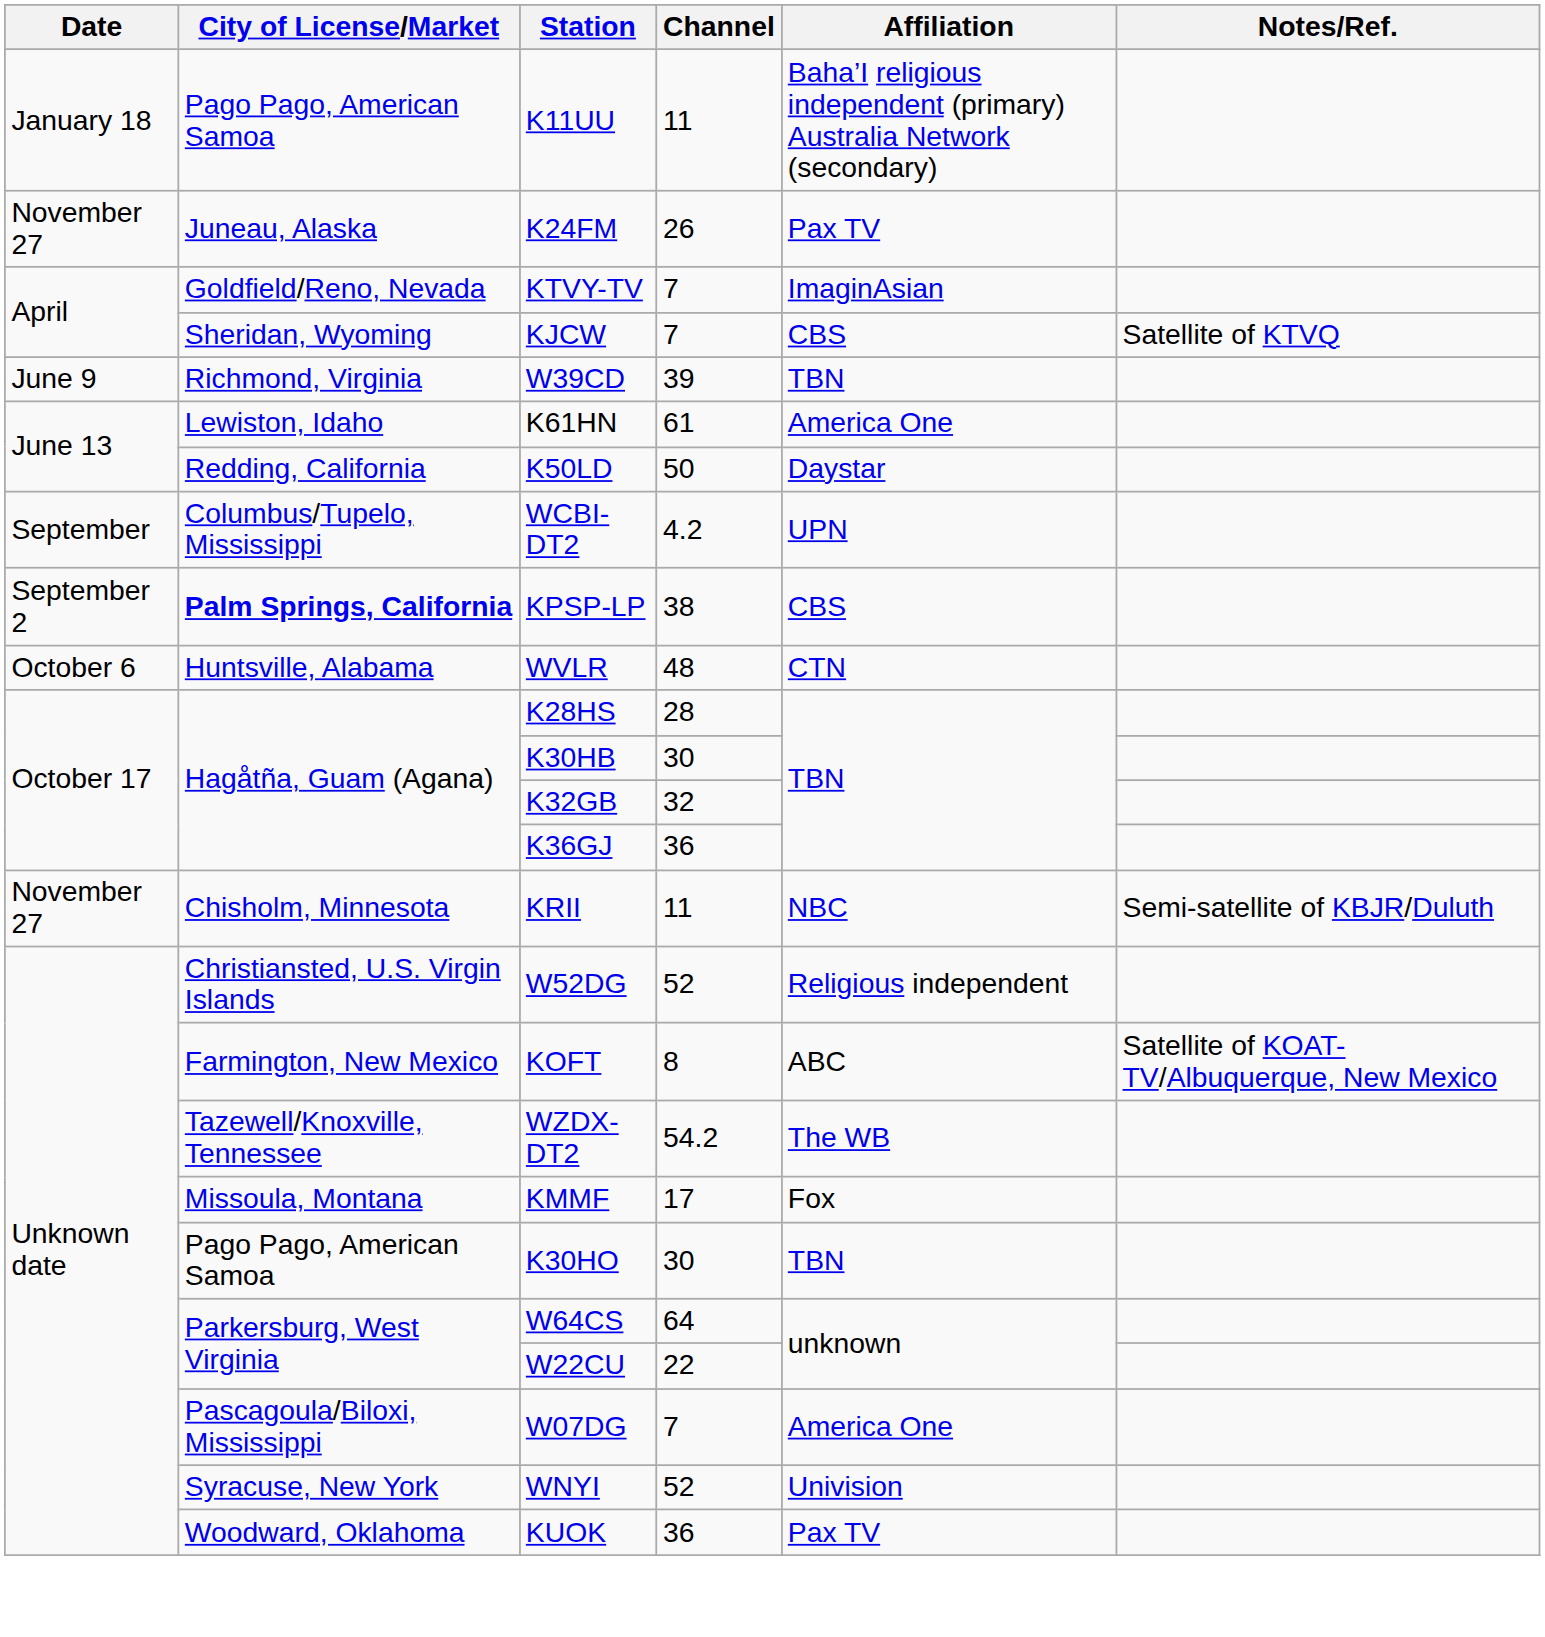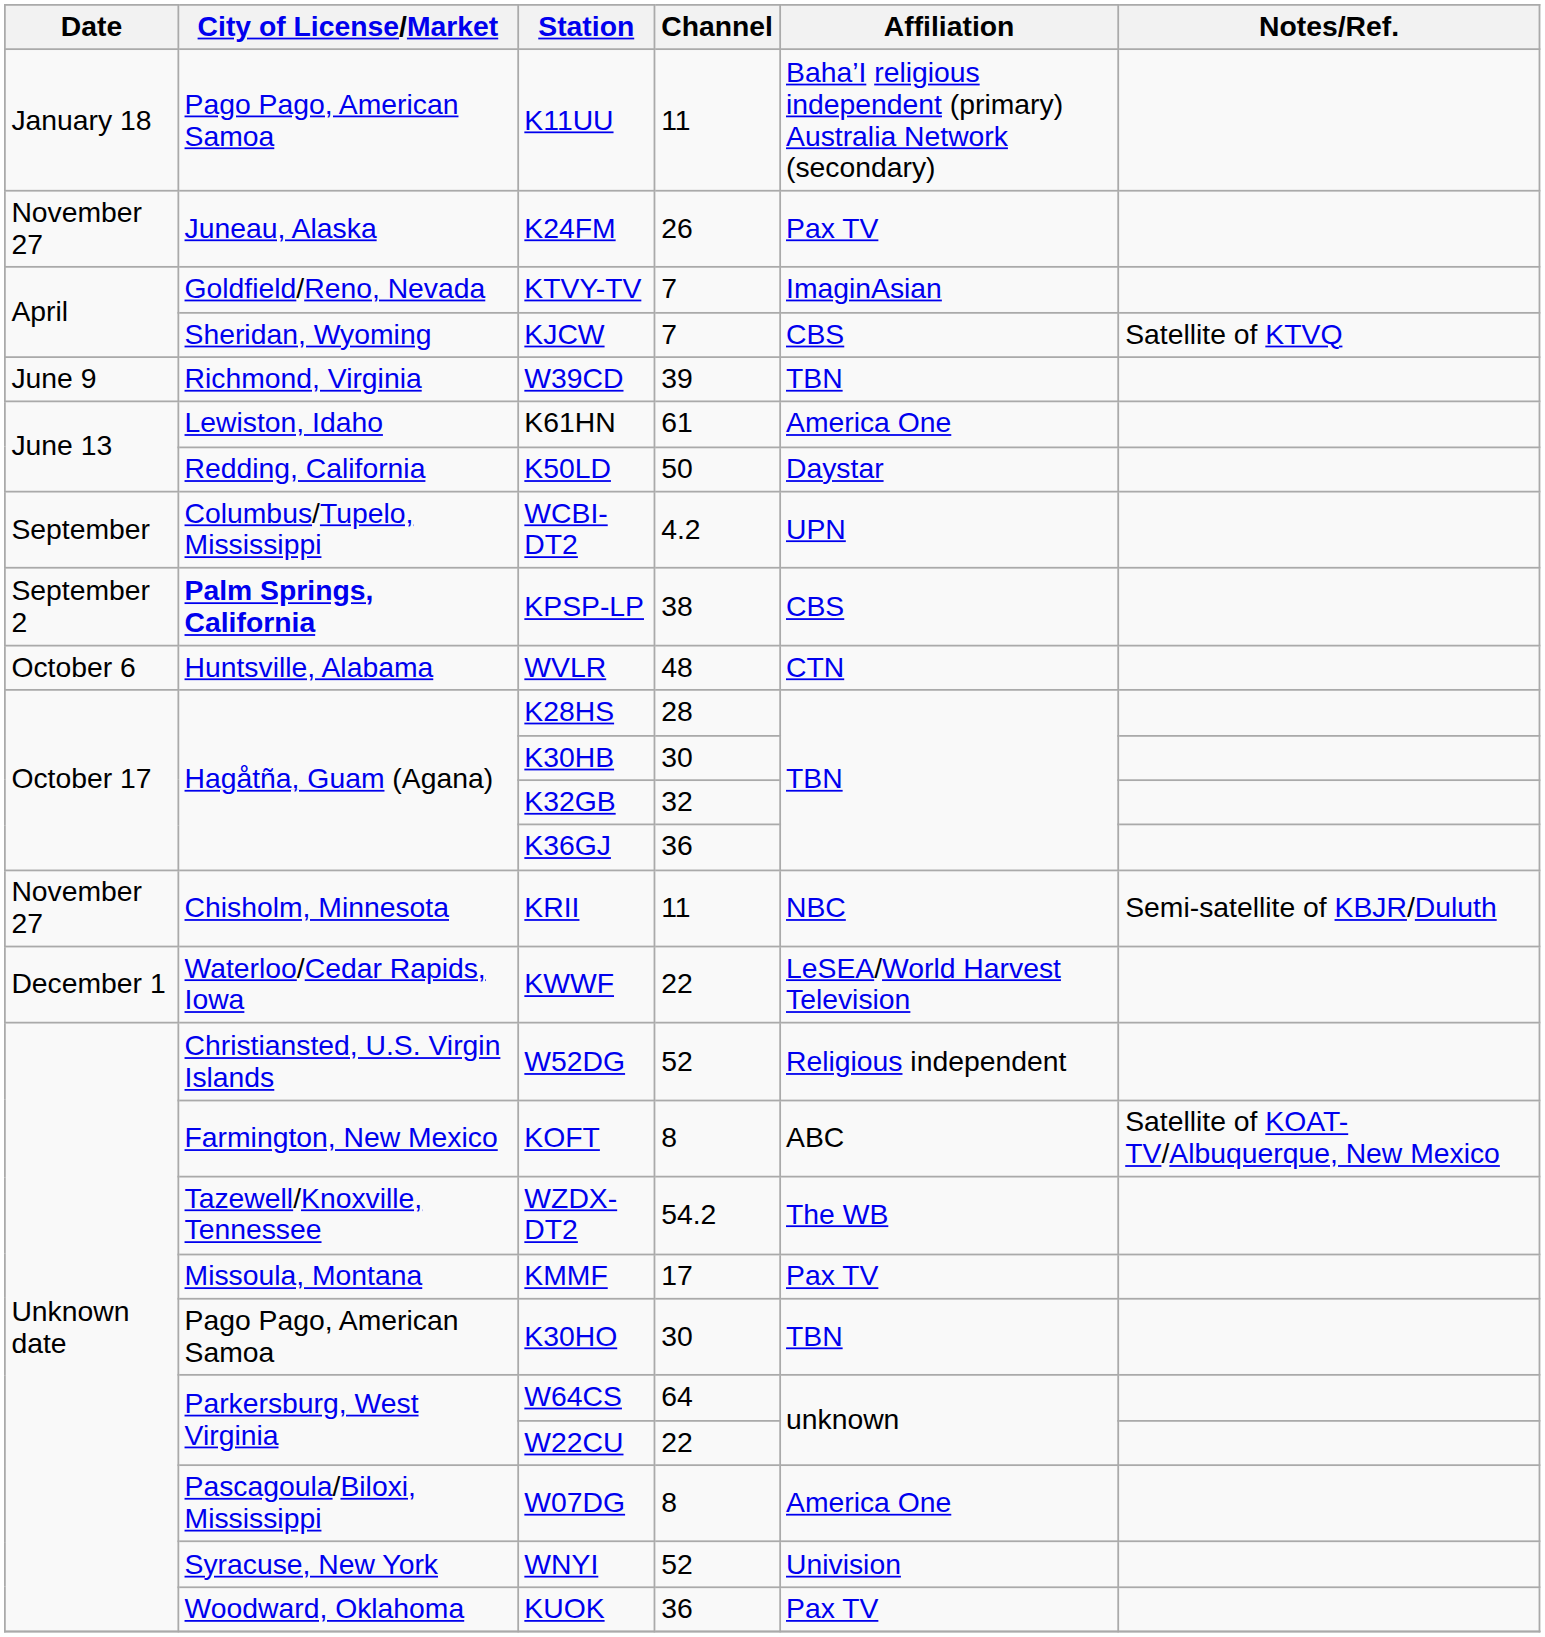+ row: (569, 984)
(811, 1198) Fox -> (832, 1275) Pax TV
(671, 1426) 7 -> (669, 1503) 8
